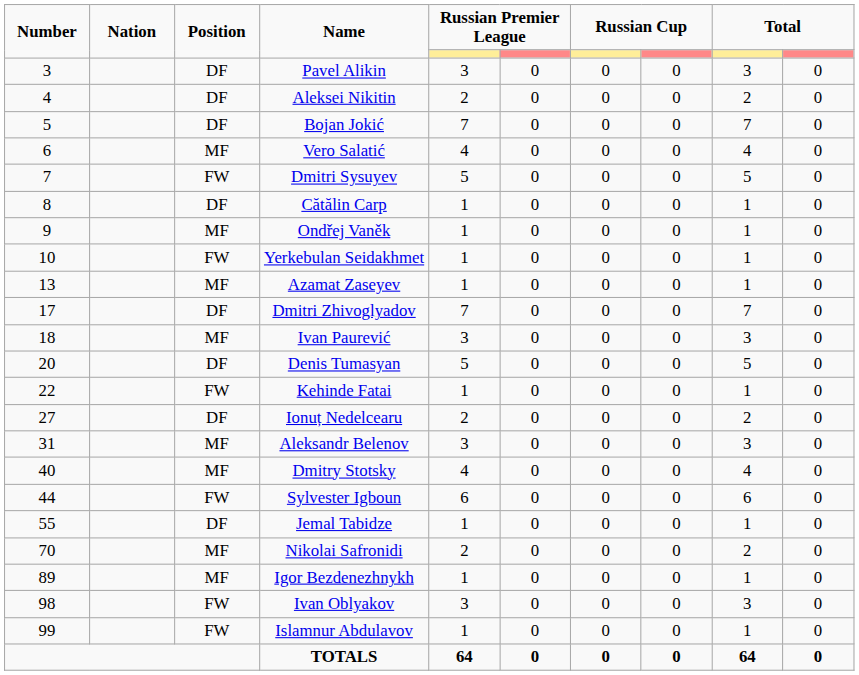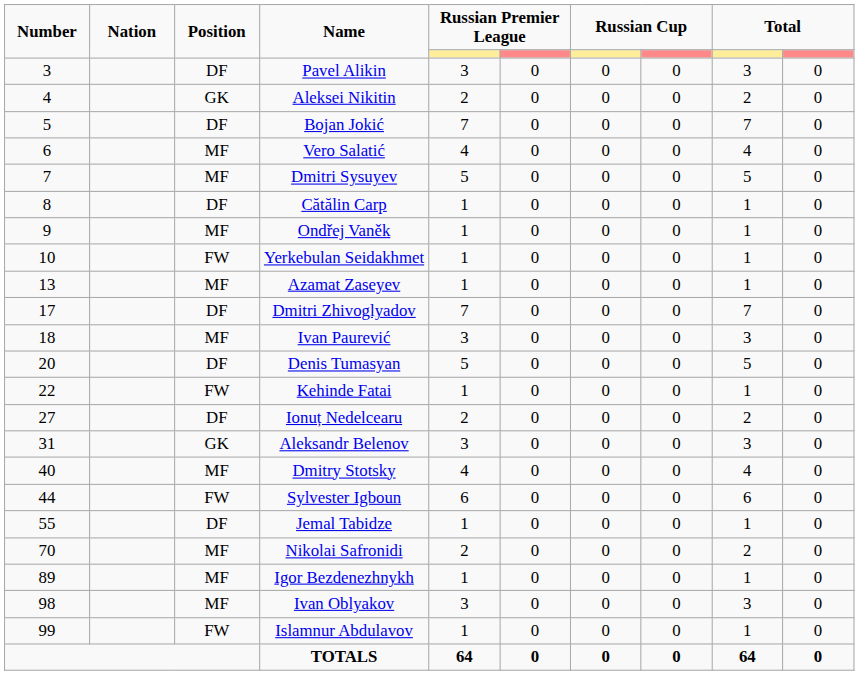(217, 97) DF -> (217, 97) GK
(217, 177) FW -> (217, 177) MF
(217, 444) MF -> (217, 444) GK
(217, 603) FW -> (217, 603) MF
